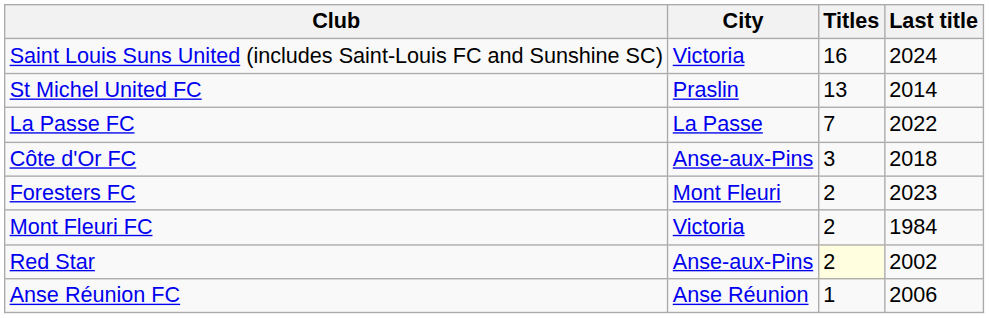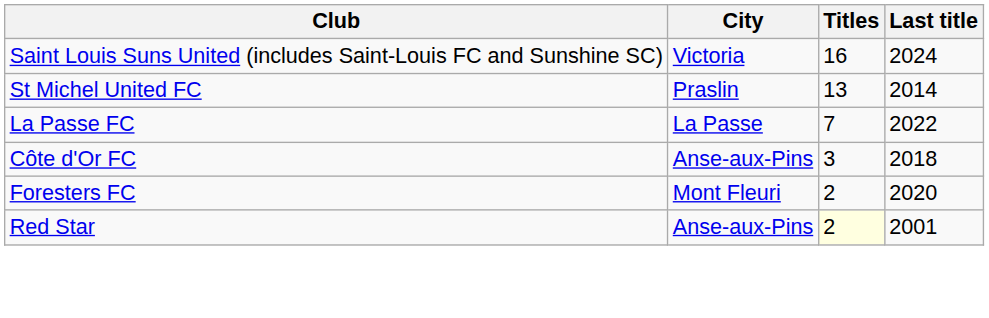(913, 192) 2023 -> (913, 192) 2020
- row: (81, 227)
(913, 261) 2002 -> (913, 227) 2001
- row: (95, 295)
